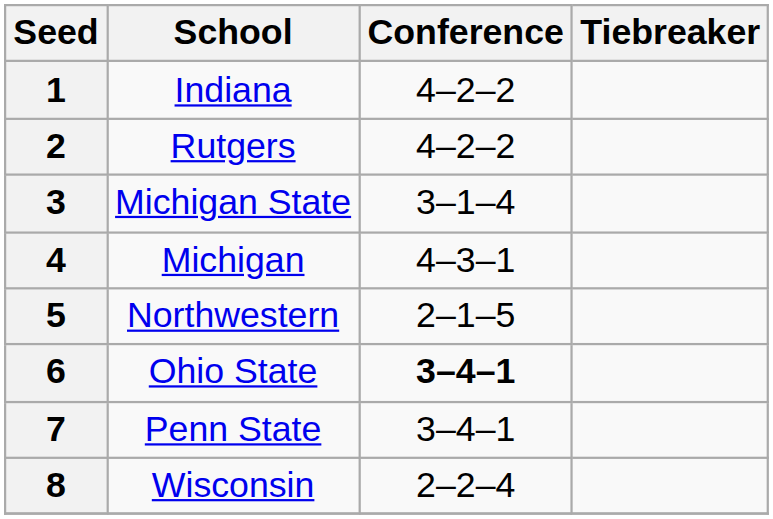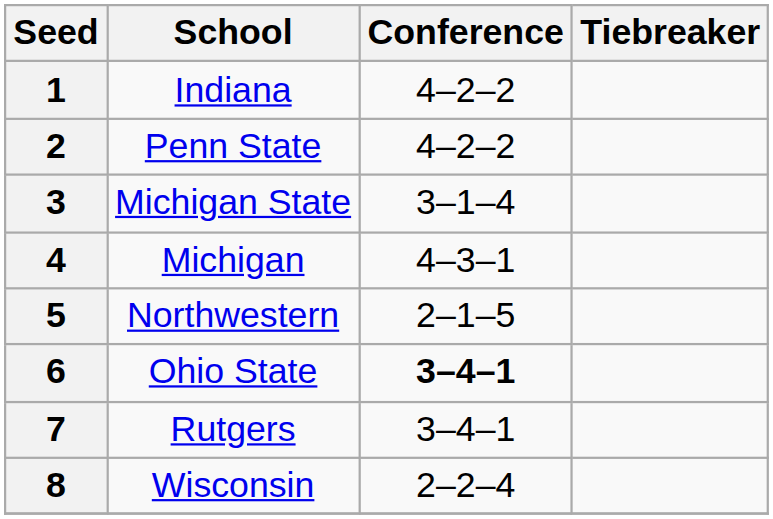(233, 145) Rutgers -> (233, 145) Penn State
(233, 428) Penn State -> (233, 428) Rutgers
